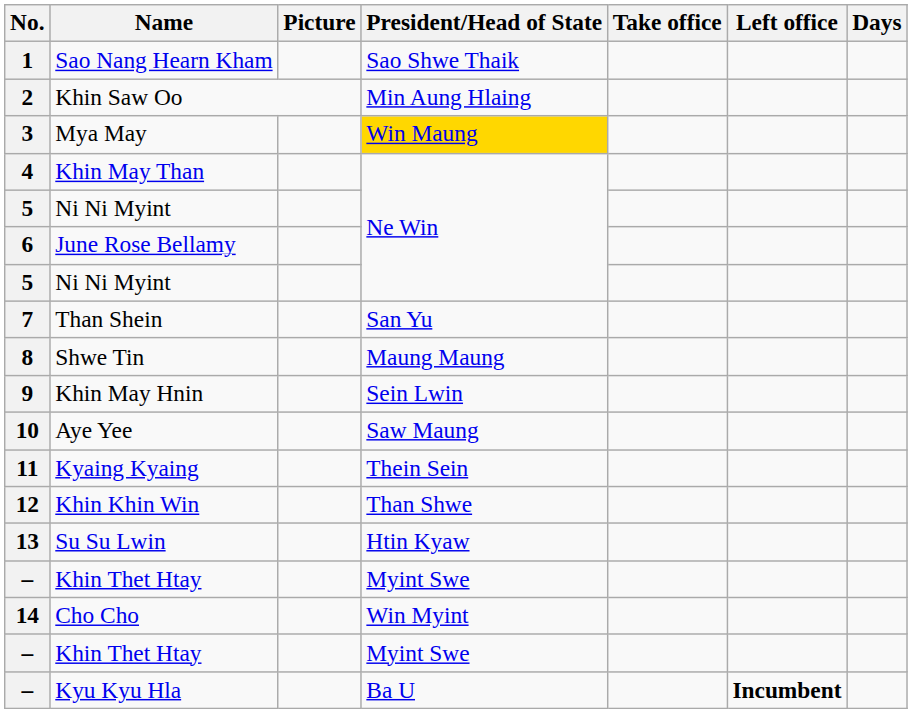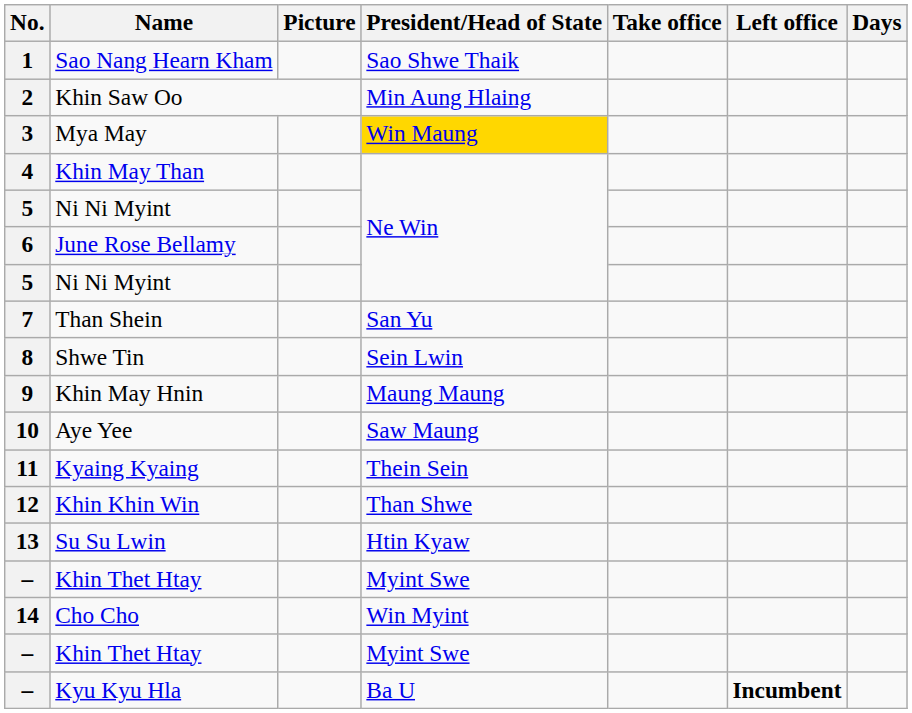(435, 356) Maung Maung -> (415, 356) Sein Lwin
(415, 393) Sein Lwin -> (435, 393) Maung Maung
